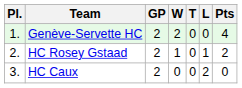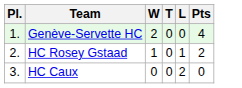- column: (157, 14)
